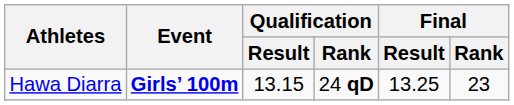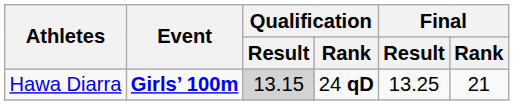(279, 85) no background -> (279, 85) lightgrey background
(479, 85) 23 -> (479, 85) 21
